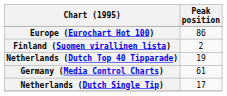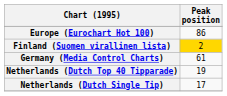(201, 46) no background -> (201, 46) gold background
rows swapped: (92, 72) <-> (92, 59)
